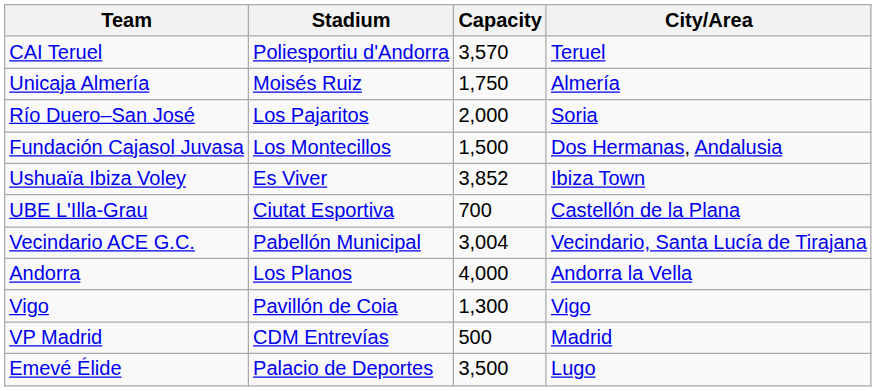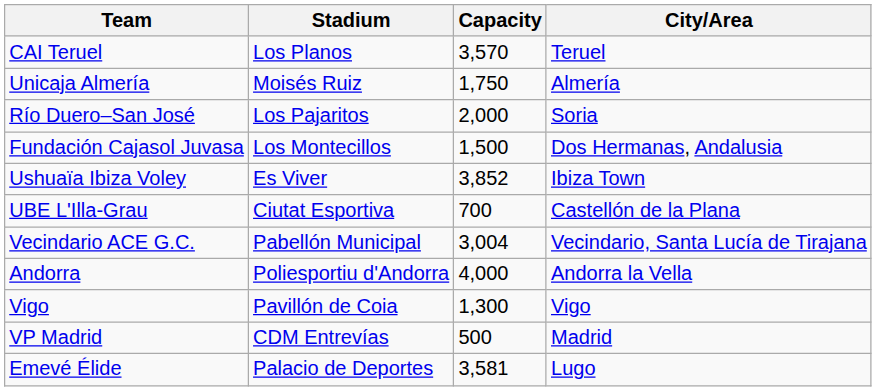(351, 52) Poliesportiu d'Andorra -> (303, 52) Los Planos
(303, 274) Los Planos -> (351, 274) Poliesportiu d'Andorra
(483, 369) 3,500 -> (483, 369) 3,581
